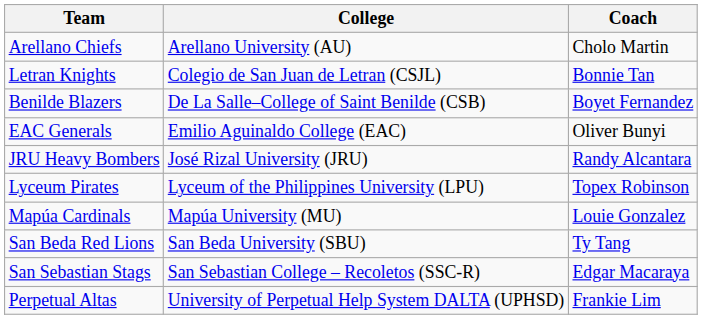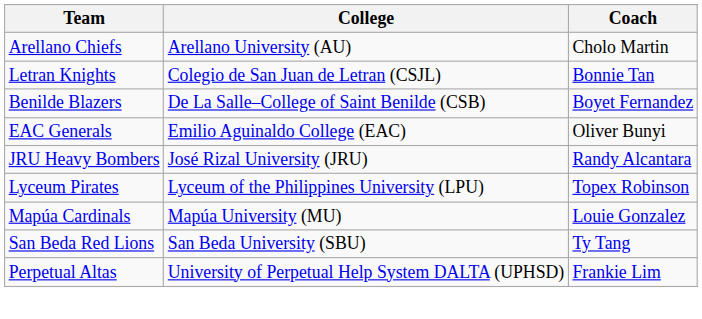- row: (80, 272)
